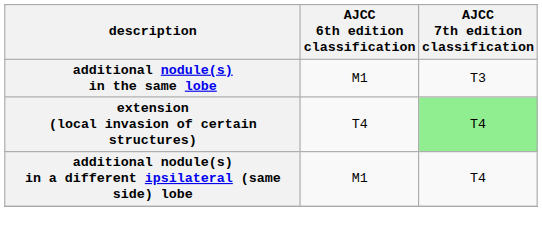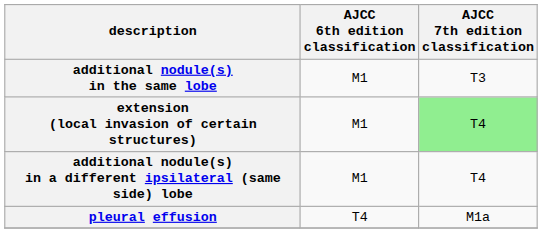(360, 124) T4 -> (360, 124) M1
+ row: (153, 217)
